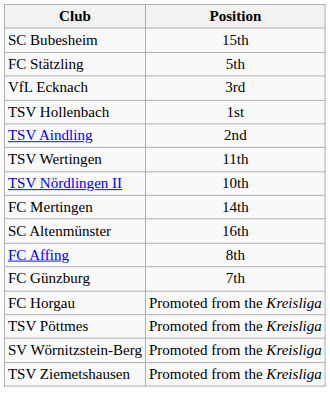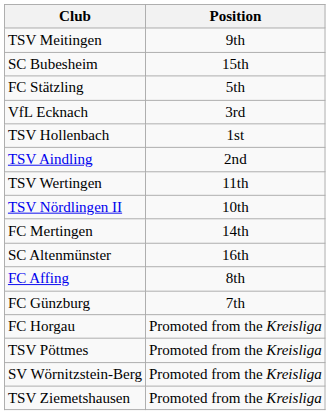+ row: (55, 40)
